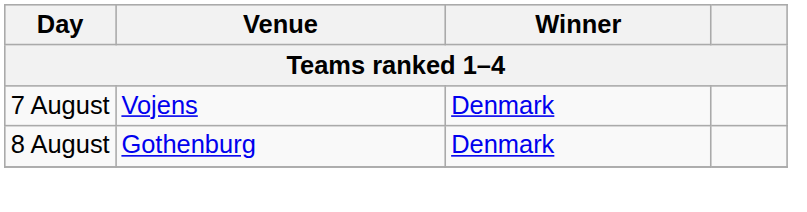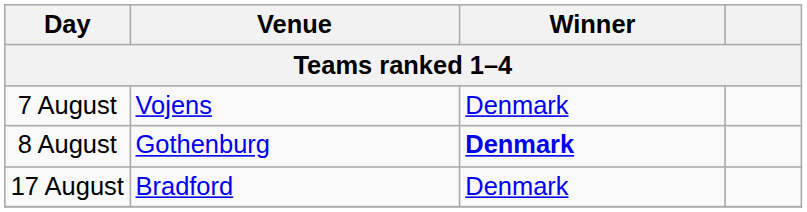(503, 145) normal -> (520, 145) bold
+ row: (67, 186)
